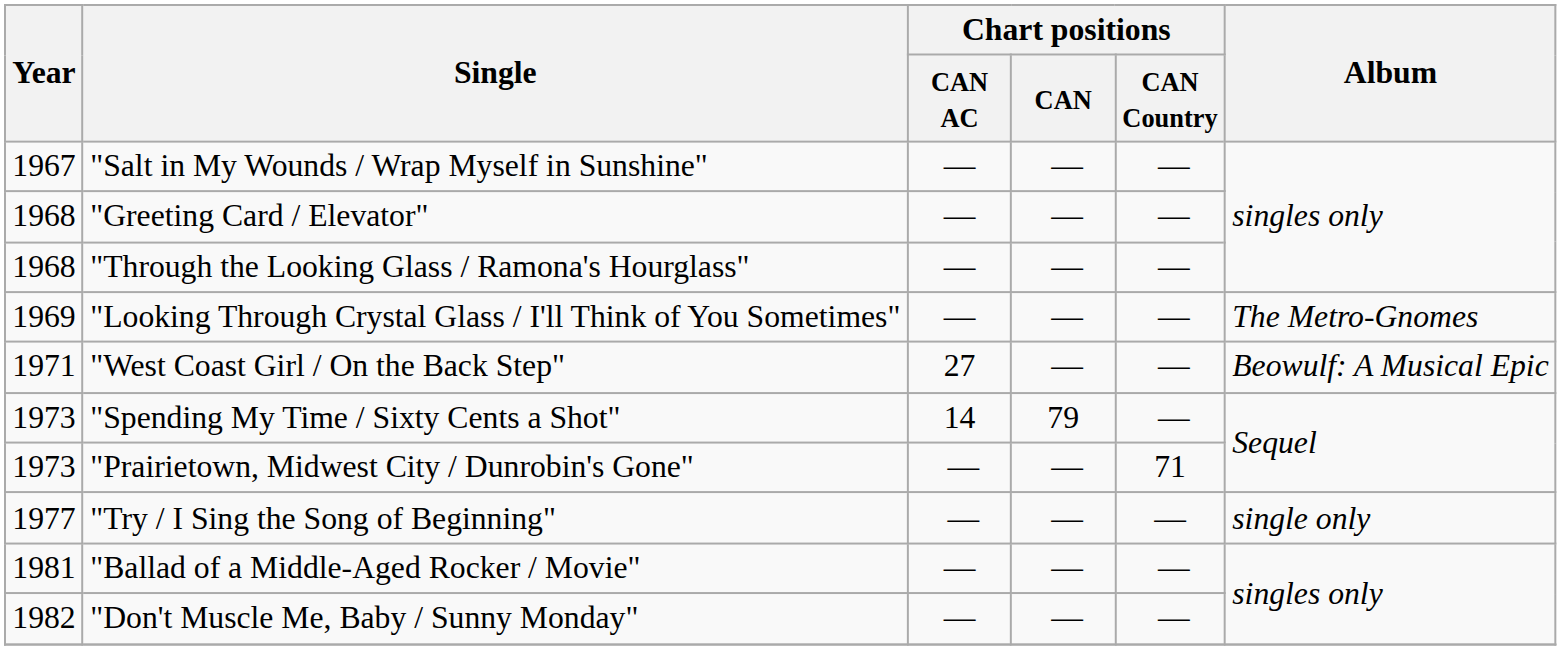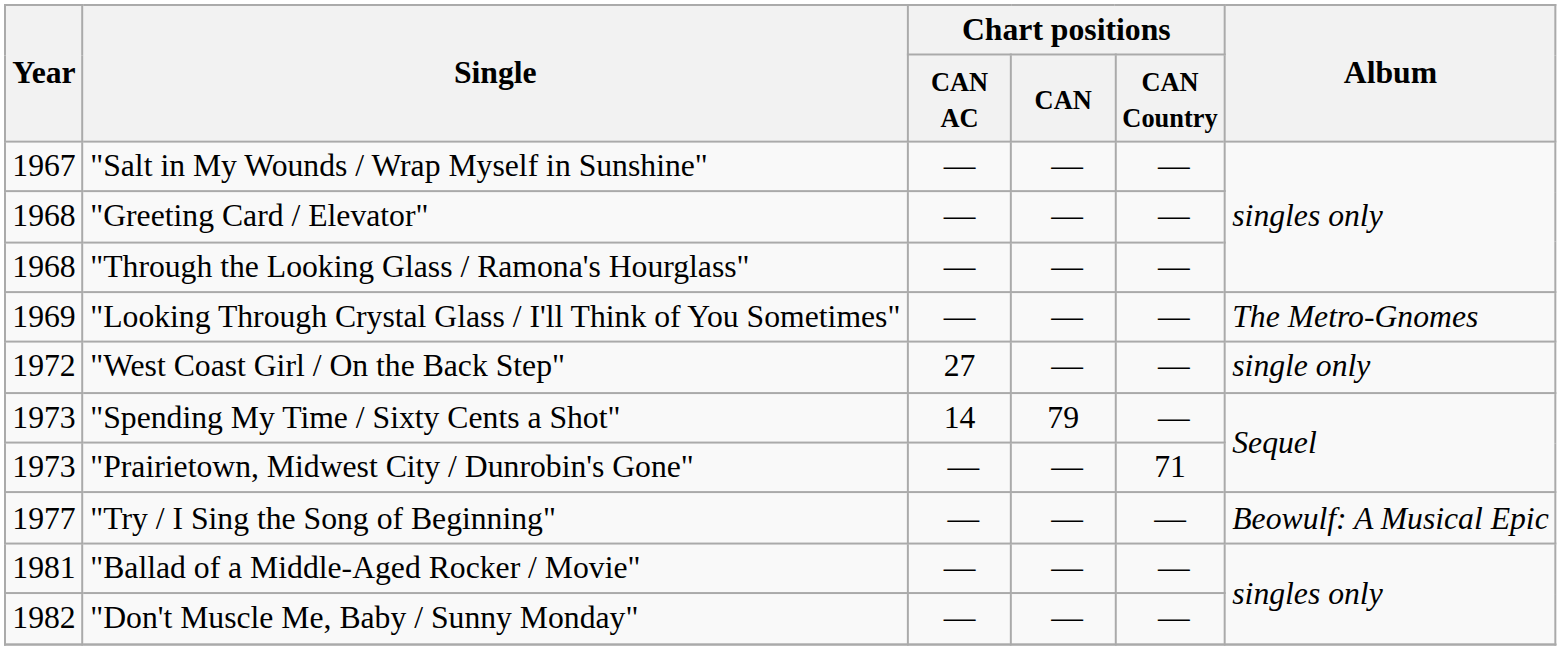(44, 366) 1971 -> (44, 366) 1972
(1390, 366) Beowulf: A Musical Epic -> (1301, 366) single only
(1301, 517) single only -> (1390, 517) Beowulf: A Musical Epic
